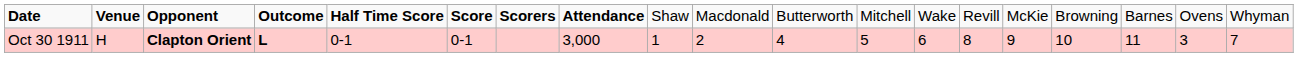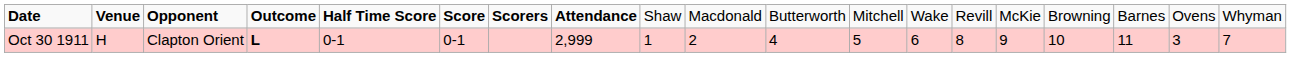(199, 40) bold -> (195, 40) normal
(581, 40) 3,000 -> (574, 40) 2,999
